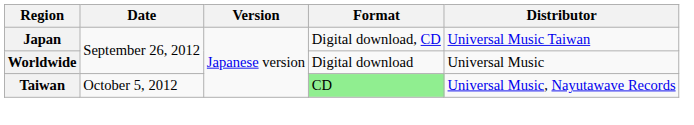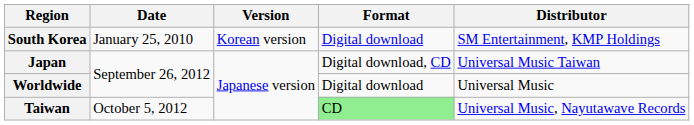+ row: (47, 39)
